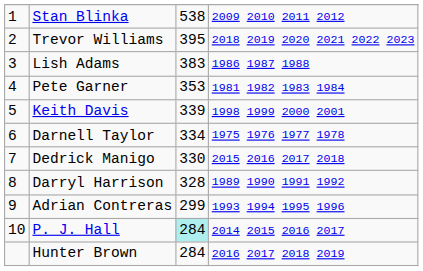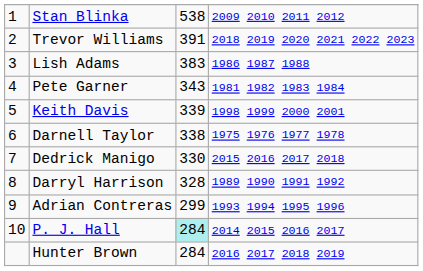(192, 40) 395 -> (192, 40) 391
(192, 88) 353 -> (192, 88) 343
(192, 135) 334 -> (192, 135) 338
